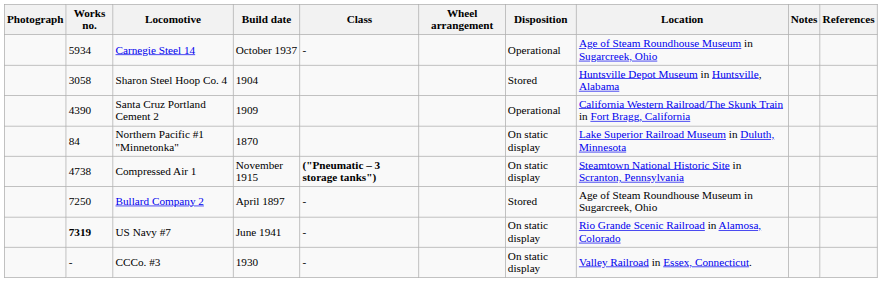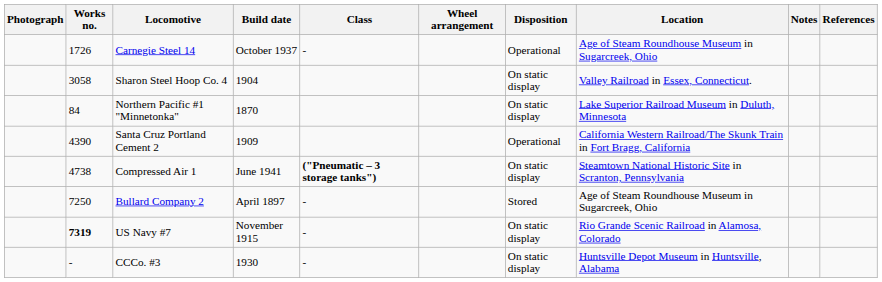(80, 50) 5934 -> (80, 50) 1726
(522, 80) Stored -> (528, 80) On static display
(670, 80) Huntsville Depot Museum in Huntsville, Alabama -> (665, 80) Valley Railroad in Essex, Connecticut.
rows swapped: (161, 110) <-> (160, 141)
(259, 171) November 1915 -> (259, 171) June 1941
(259, 232) June 1941 -> (259, 232) November 1915
(665, 262) Valley Railroad in Essex, Connecticut. -> (670, 262) Huntsville Depot Museum in Huntsville, Alabama
